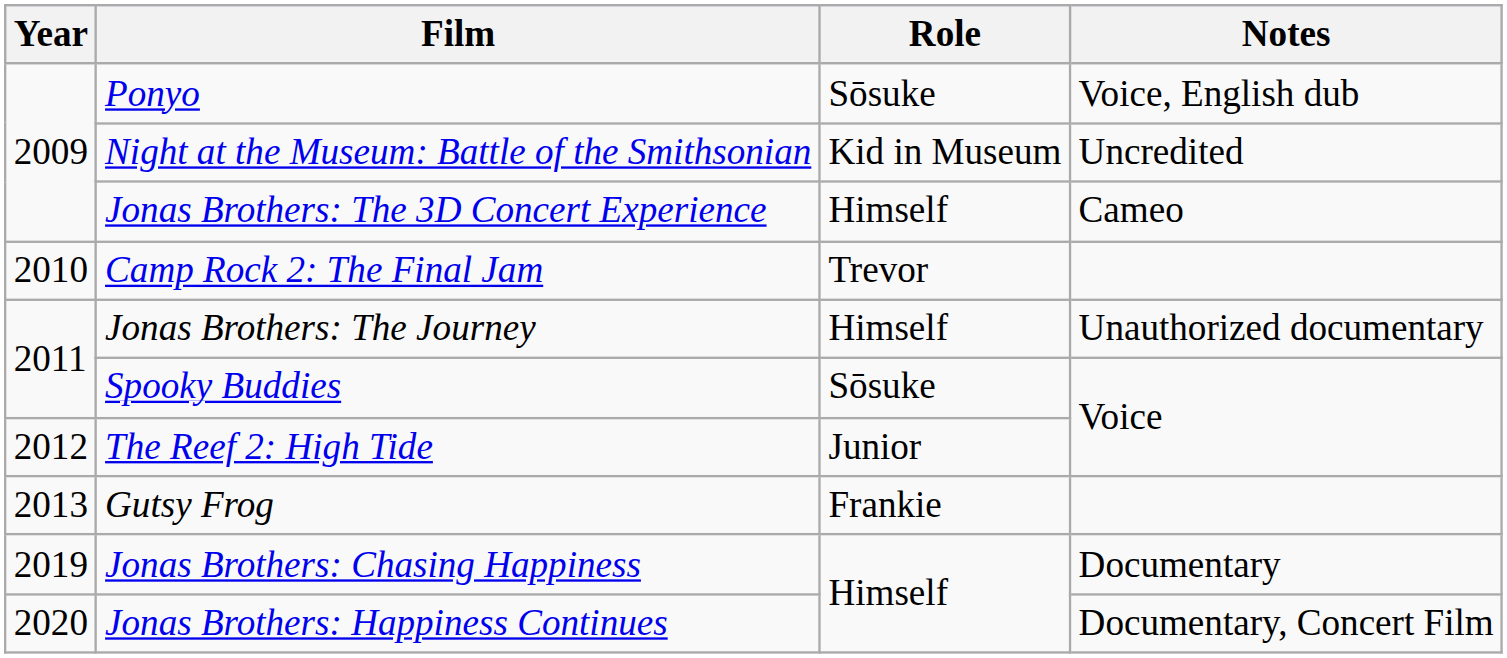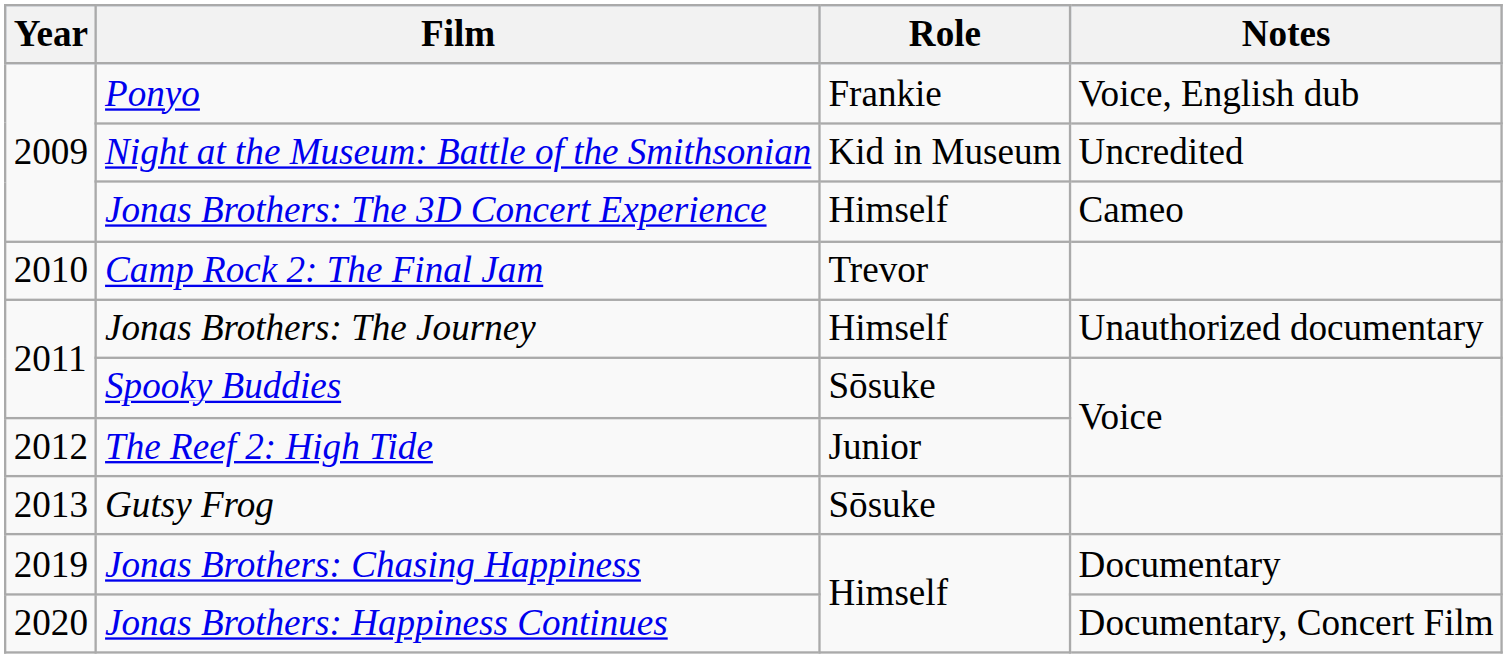(882, 92) Sōsuke -> (885, 92) Frankie
(885, 504) Frankie -> (882, 504) Sōsuke
